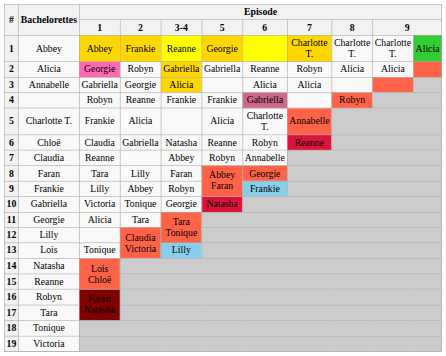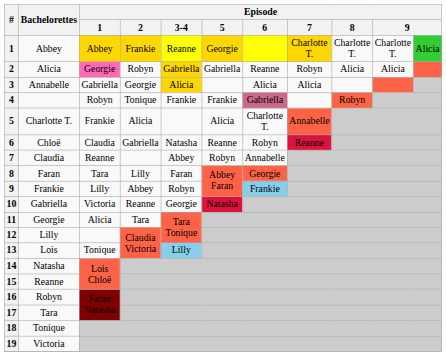(140, 100) Reanne -> (140, 100) Tonique
(140, 204) Tonique -> (140, 204) Reanne
